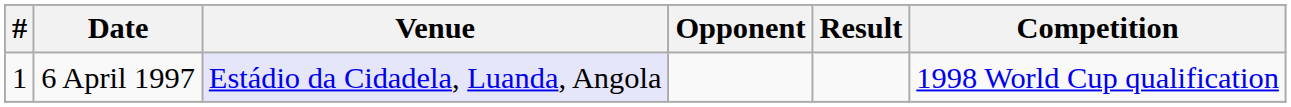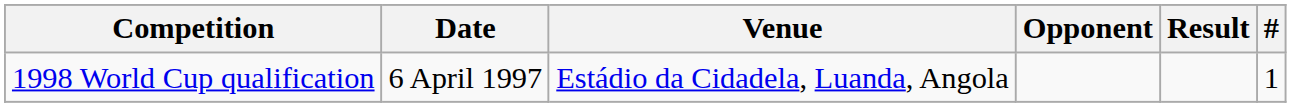columns swapped: (20, 28) <-> (1098, 28)
(435, 76) lavender background -> (783, 76) no background
